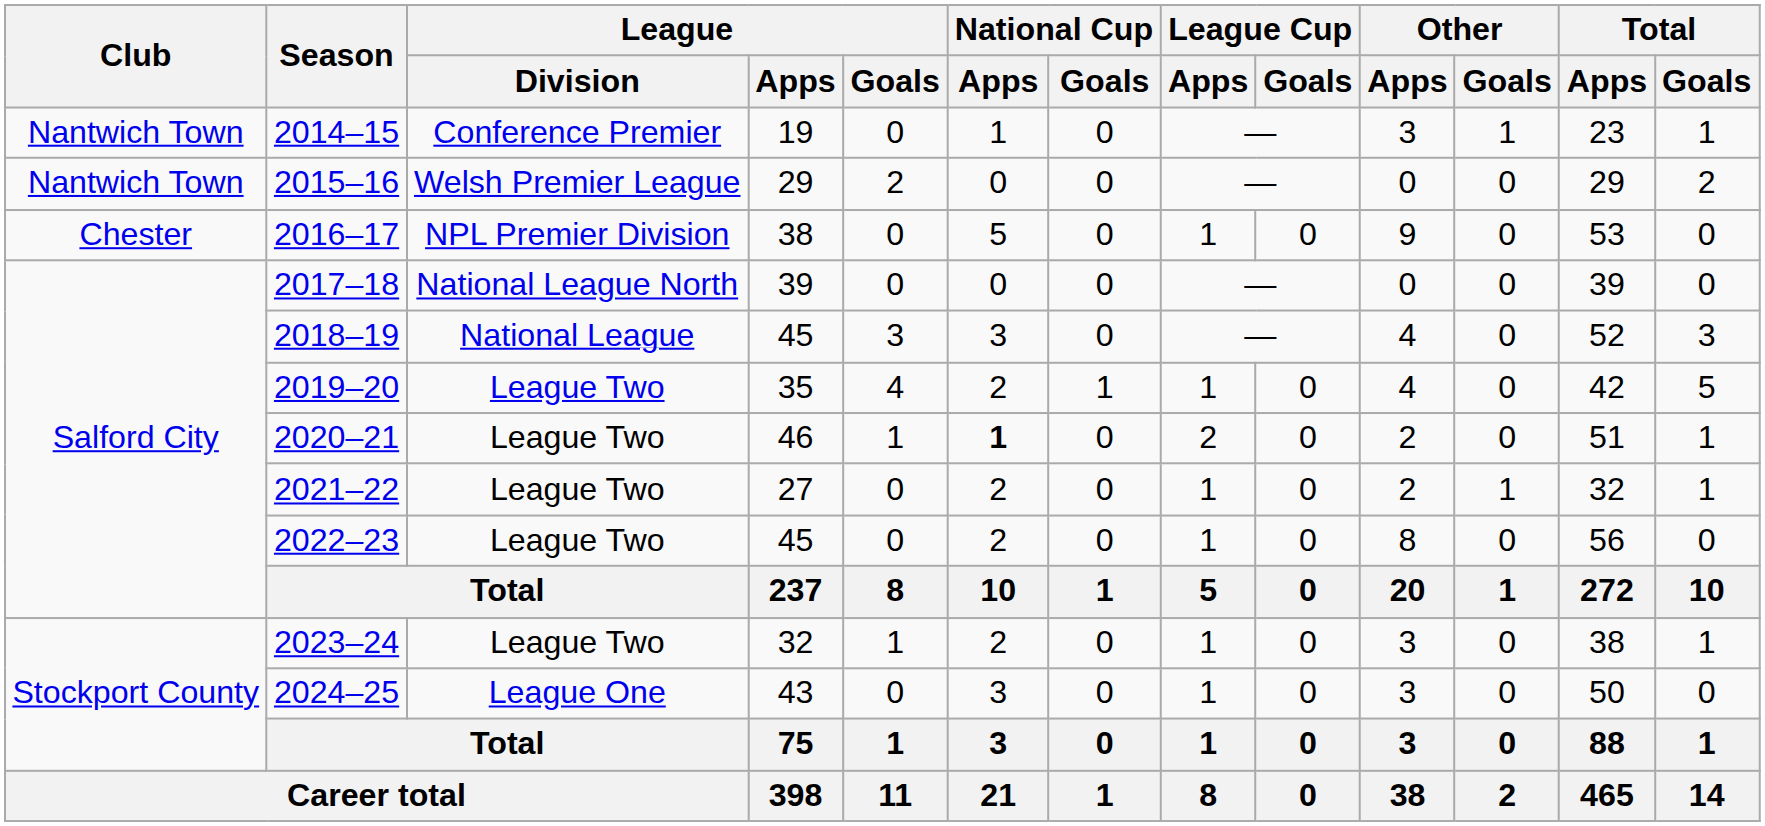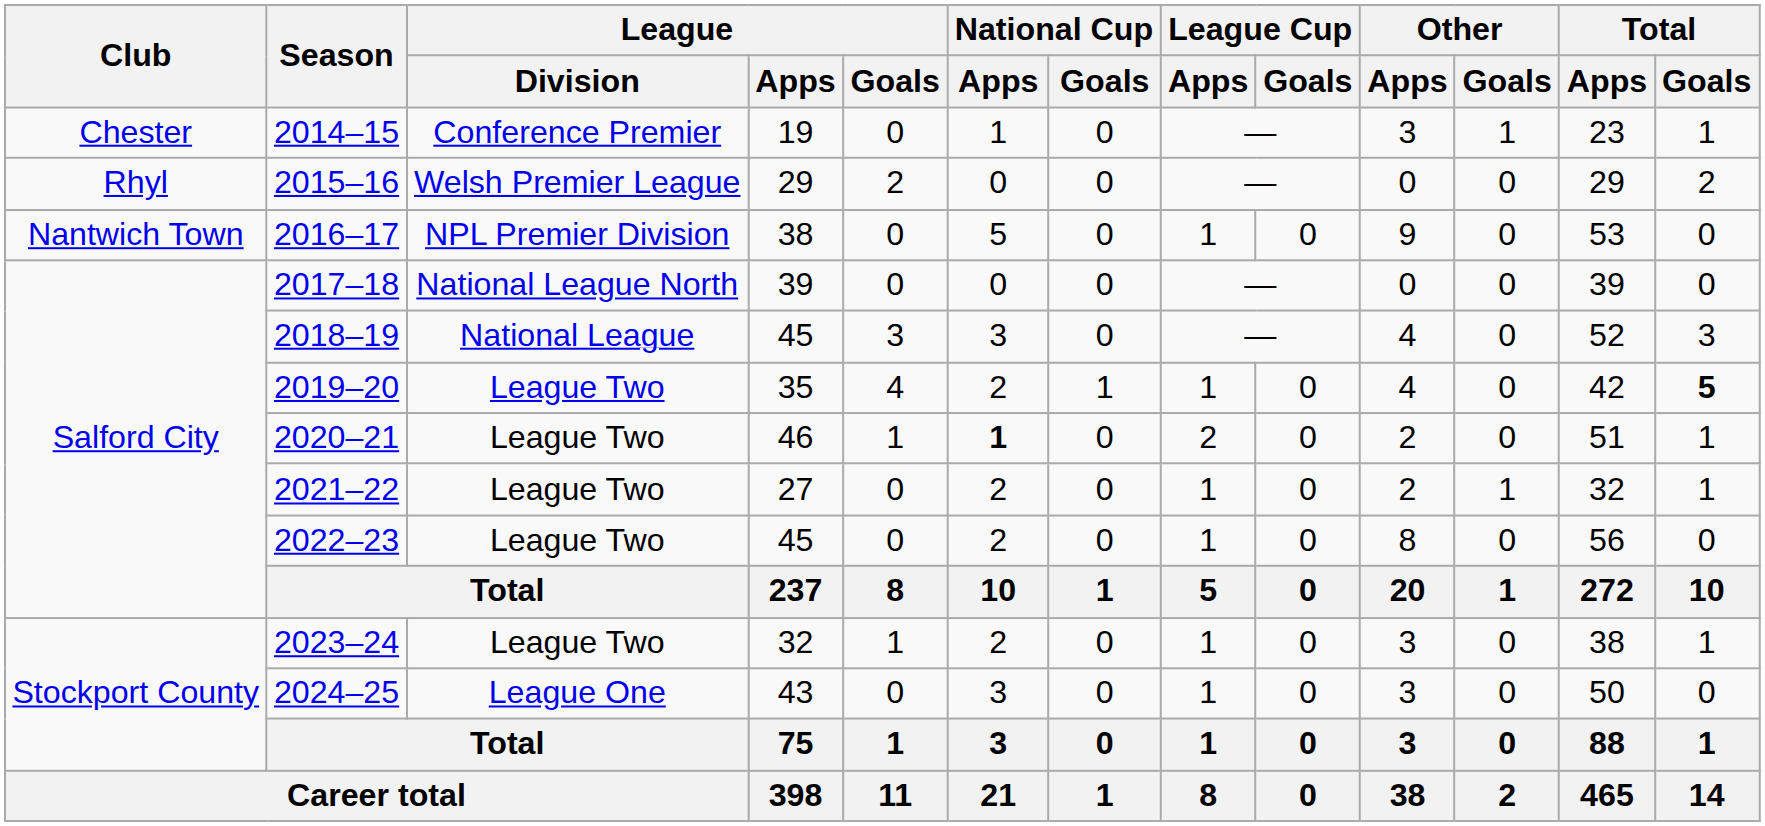(136, 132) Nantwich Town -> (136, 132) Chester
(136, 183) Nantwich Town -> (136, 183) Rhyl
(136, 234) Chester -> (136, 234) Nantwich Town
(1707, 387) normal -> (1707, 387) bold
